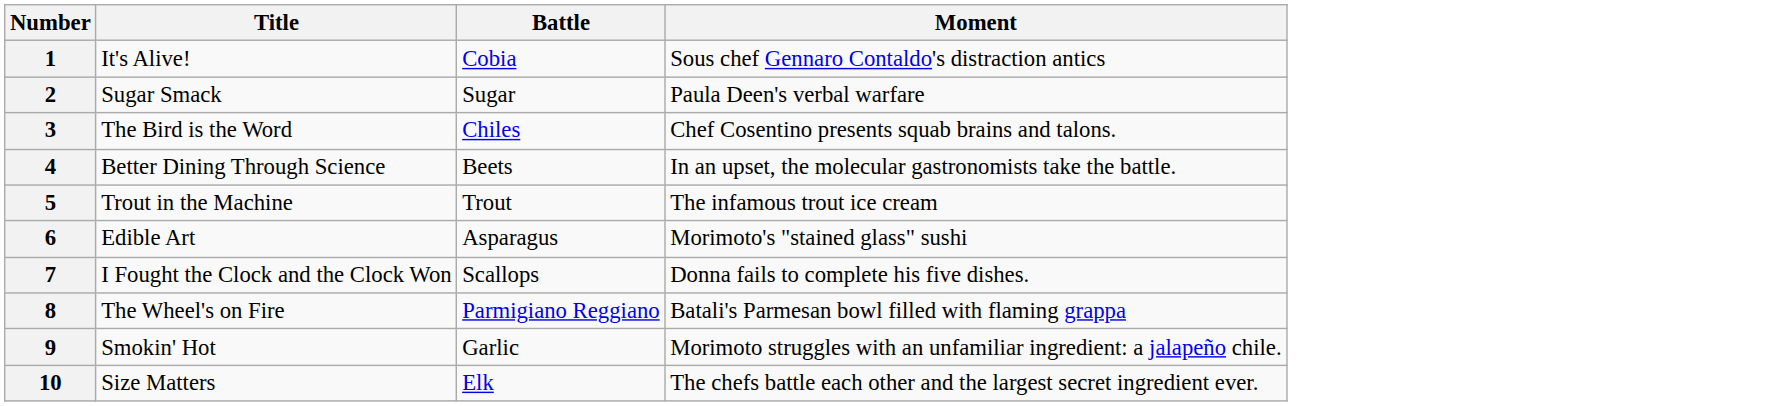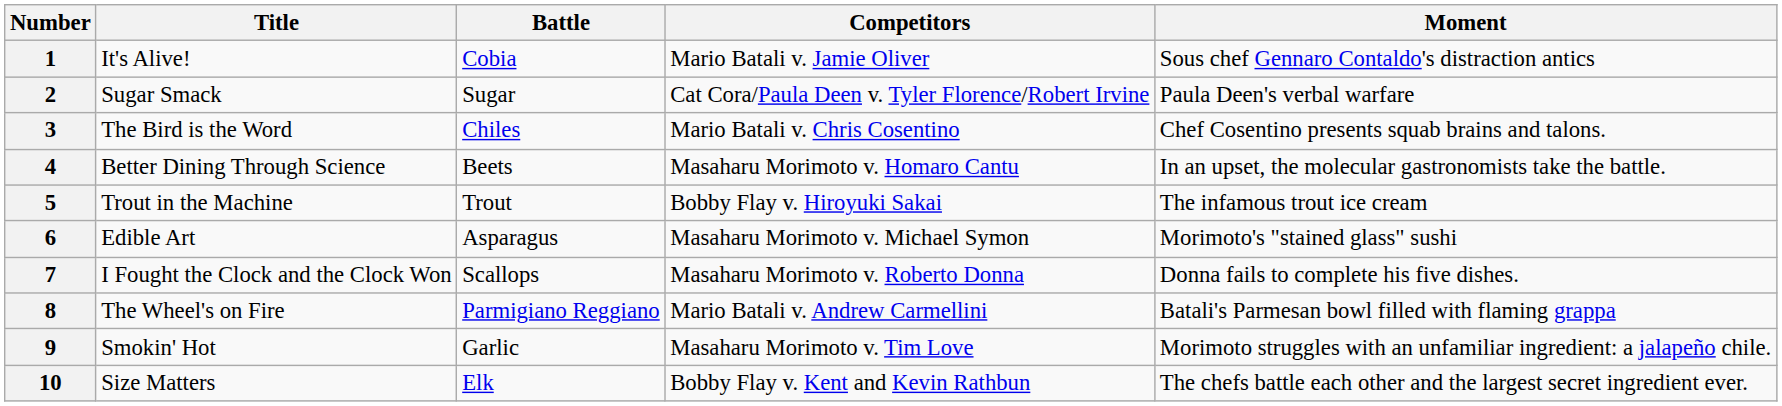+ column: (910, 22)
